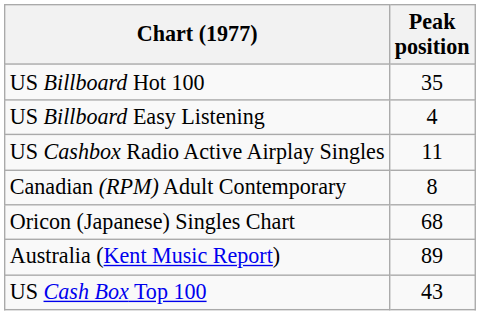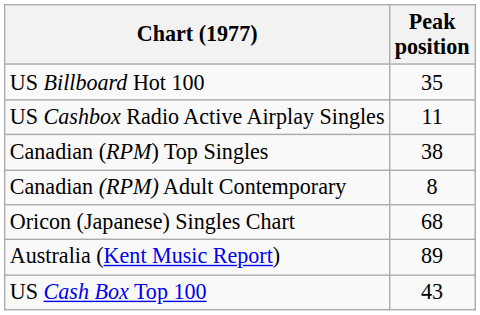- row: (137, 116)
+ row: (139, 151)
